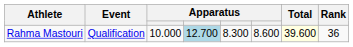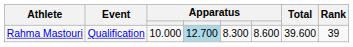(300, 34) lightyellow background -> (300, 34) no background
(333, 34) 36 -> (333, 34) 39
